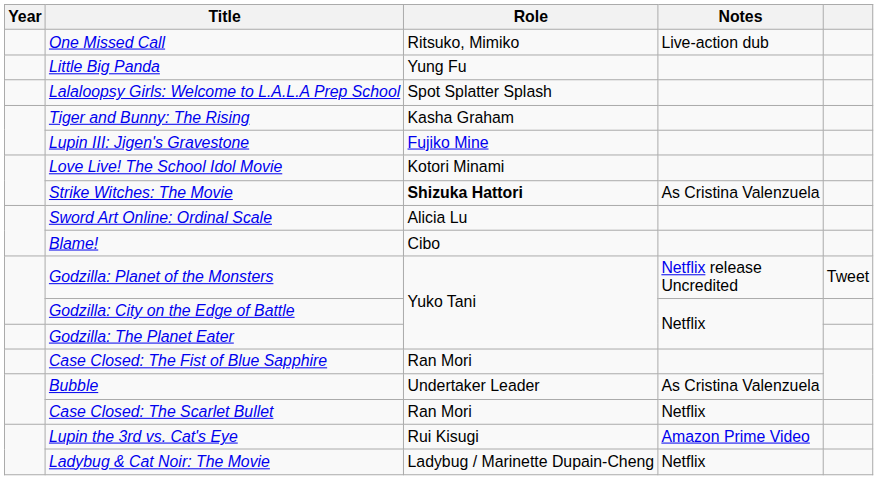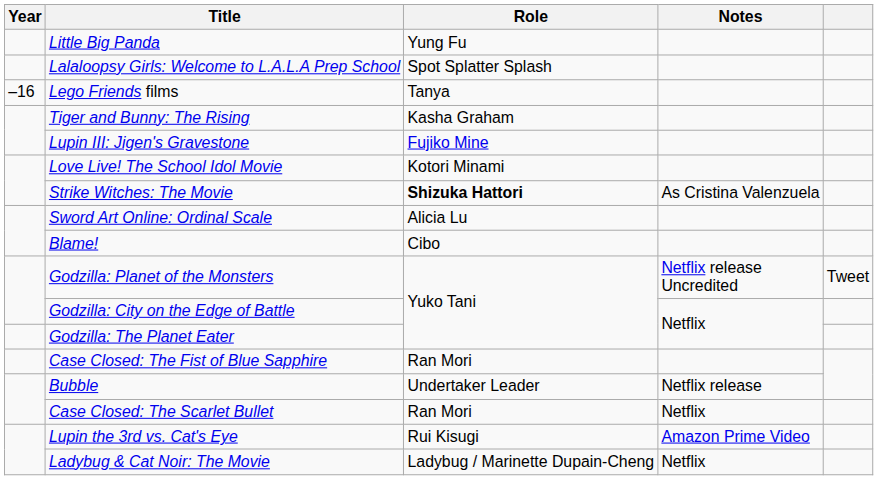- row: (107, 42)
+ row: (114, 92)
(740, 386) As Cristina Valenzuela -> (712, 386) Netflix release
